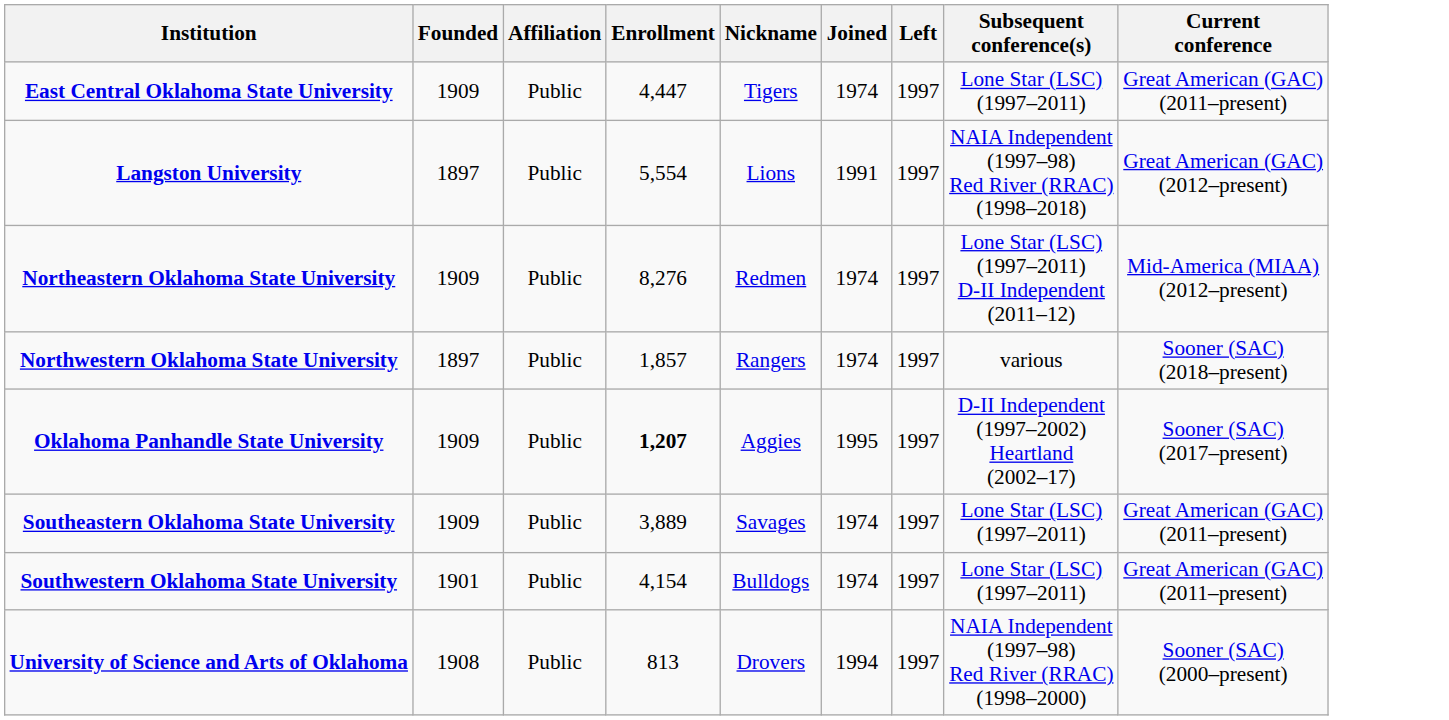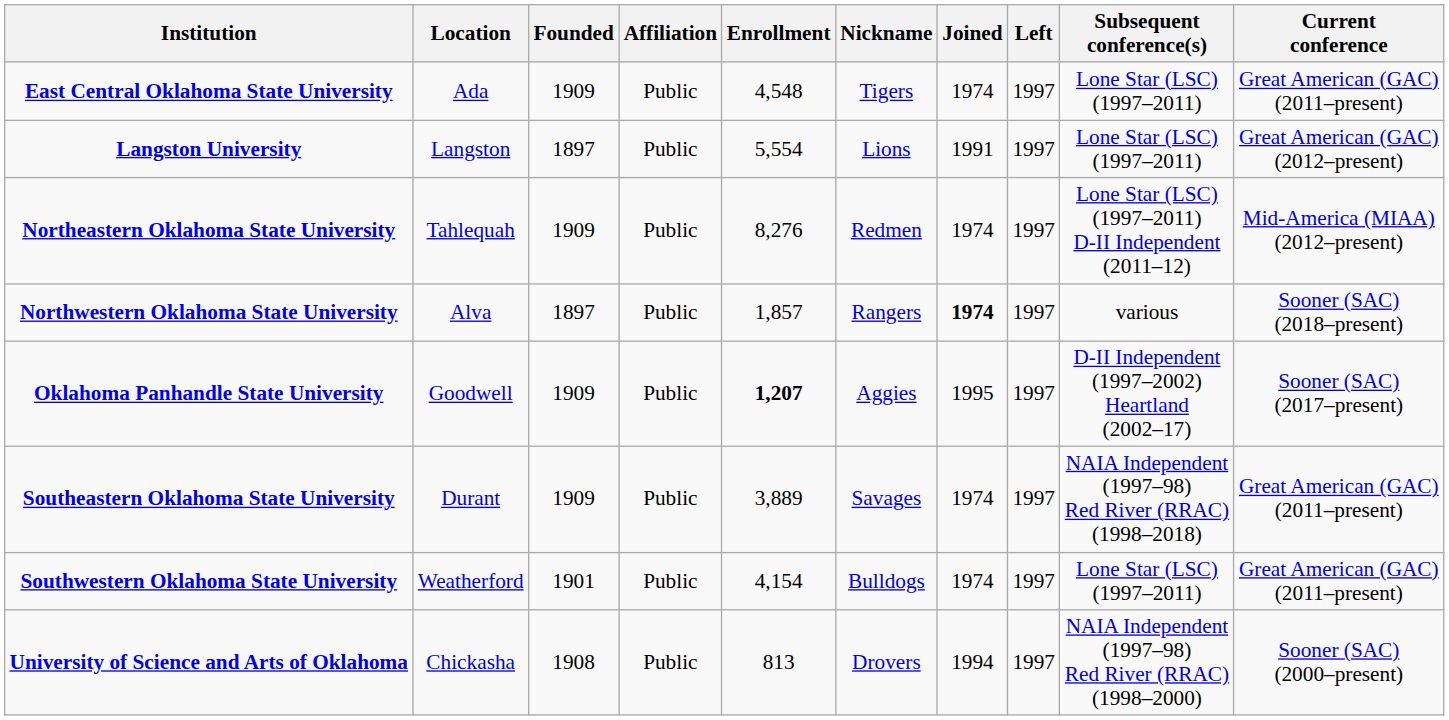+ column: (471, 33)
(663, 91) 4,447 -> (779, 91) 4,548
(1031, 172) NAIA Independent (1997–98) Red River (RRAC) (1998–2018) -> (1147, 148) Lone Star (LSC) (1997–2011)
(857, 359) normal -> (972, 311) bold
(1031, 523) Lone Star (LSC) (1997–2011) -> (1147, 499) NAIA Independent (1997–98) Red River (RRAC) (1998–2018)
